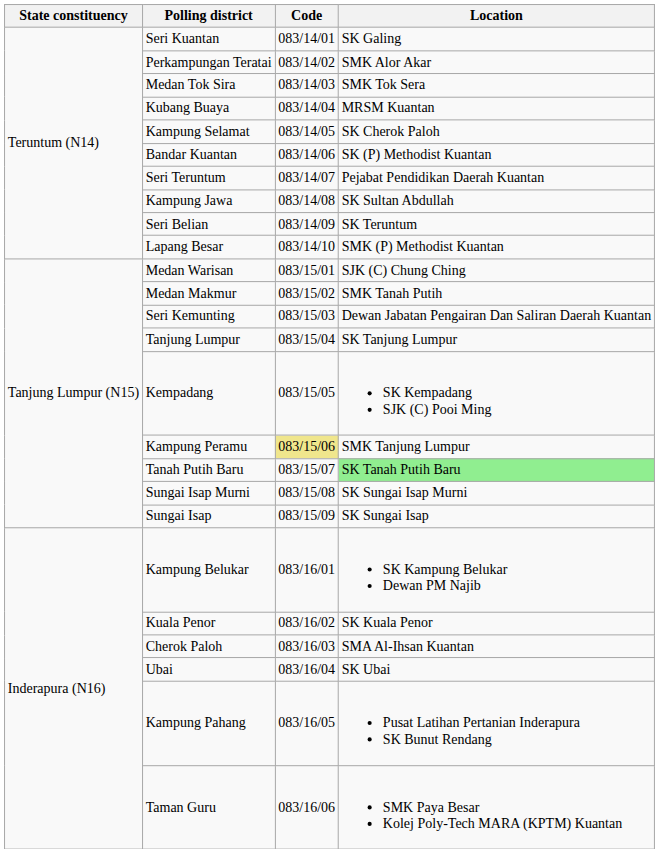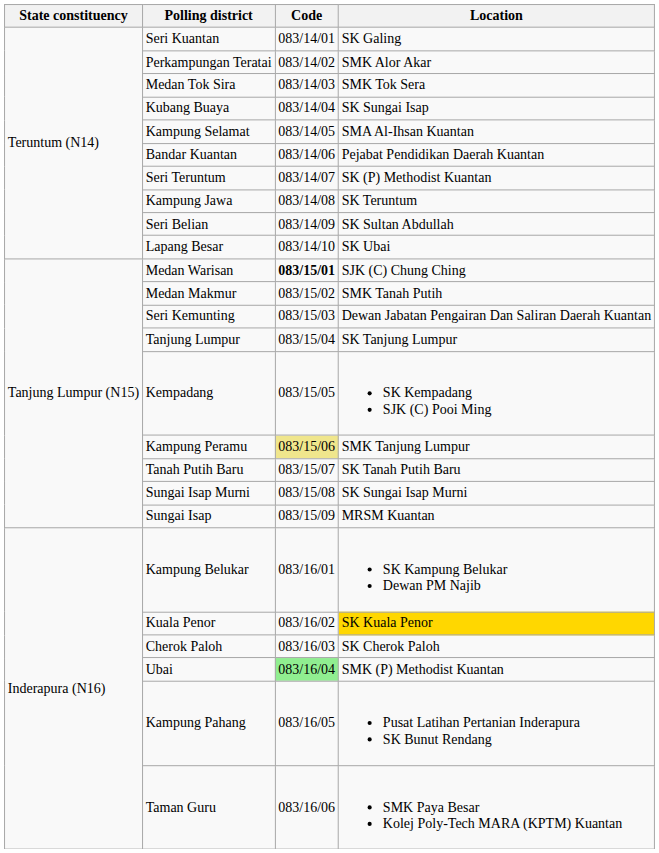(388, 108) MRSM Kuantan -> (385, 108) SK Sungai Isap
(391, 131) SK Cherok Paloh -> (408, 131) SMA Al-Ihsan Kuantan
(417, 154) SK (P) Methodist Kuantan -> (443, 154) Pejabat Pendidikan Daerah Kuantan
(443, 177) Pejabat Pendidikan Daerah Kuantan -> (417, 177) SK (P) Methodist Kuantan
(398, 200) SK Sultan Abdullah -> (379, 200) SK Teruntum
(379, 223) SK Teruntum -> (398, 223) SK Sultan Abdullah
(423, 246) SMK (P) Methodist Kuantan -> (366, 246) SK Ubai
(307, 269) normal -> (307, 269) bold
(401, 469) lightgreen background -> (401, 469) no background
(385, 515) SK Sungai Isap -> (388, 515) MRSM Kuantan
(387, 622) no background -> (387, 622) gold background
(408, 646) SMA Al-Ihsan Kuantan -> (391, 646) SK Cherok Paloh
(307, 669) no background -> (307, 669) lightgreen background
(366, 669) SK Ubai -> (423, 669) SMK (P) Methodist Kuantan
